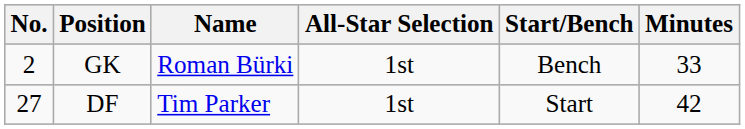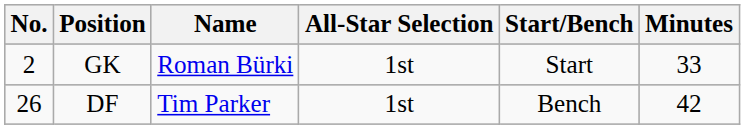(569, 64) Bench -> (569, 64) Start
(29, 104) 27 -> (29, 104) 26
(569, 104) Start -> (569, 104) Bench
